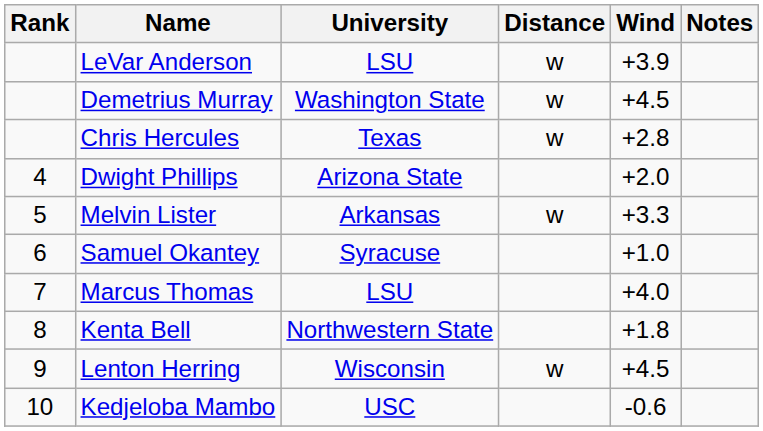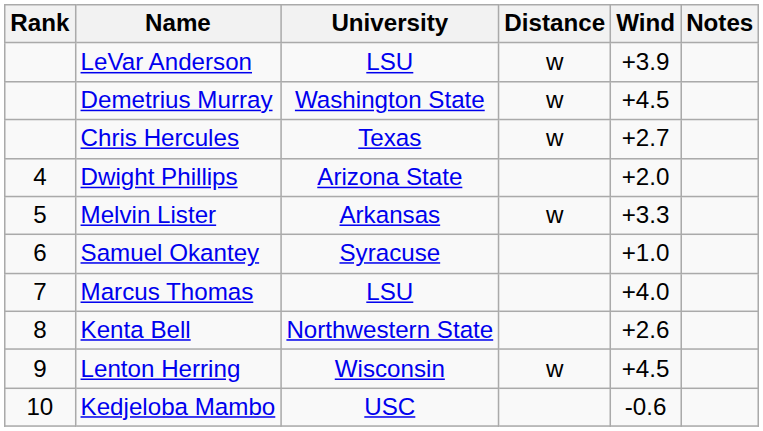(646, 138) +2.8 -> (646, 138) +2.7
(646, 330) +1.8 -> (646, 330) +2.6
